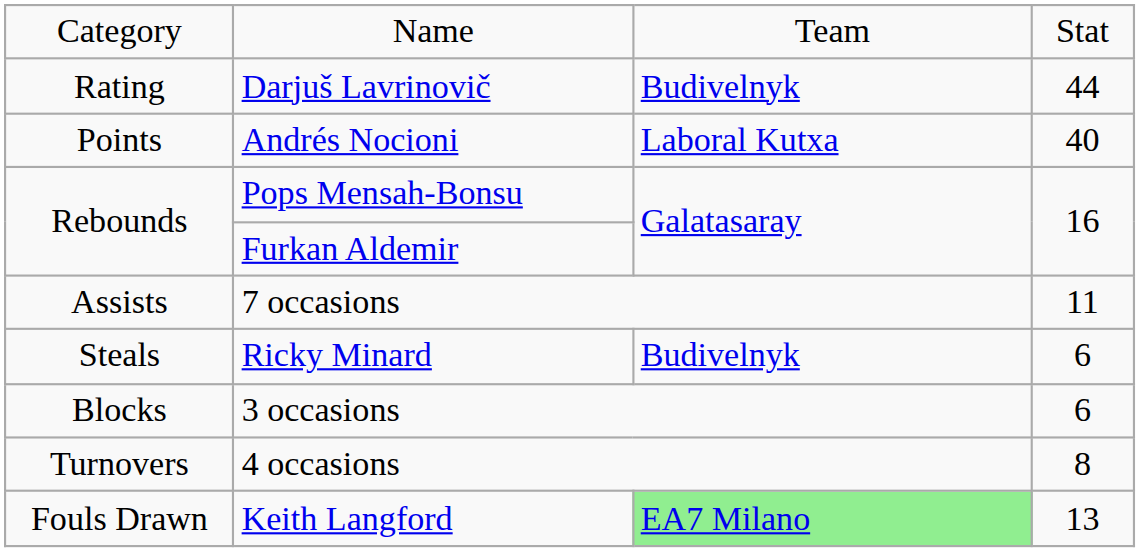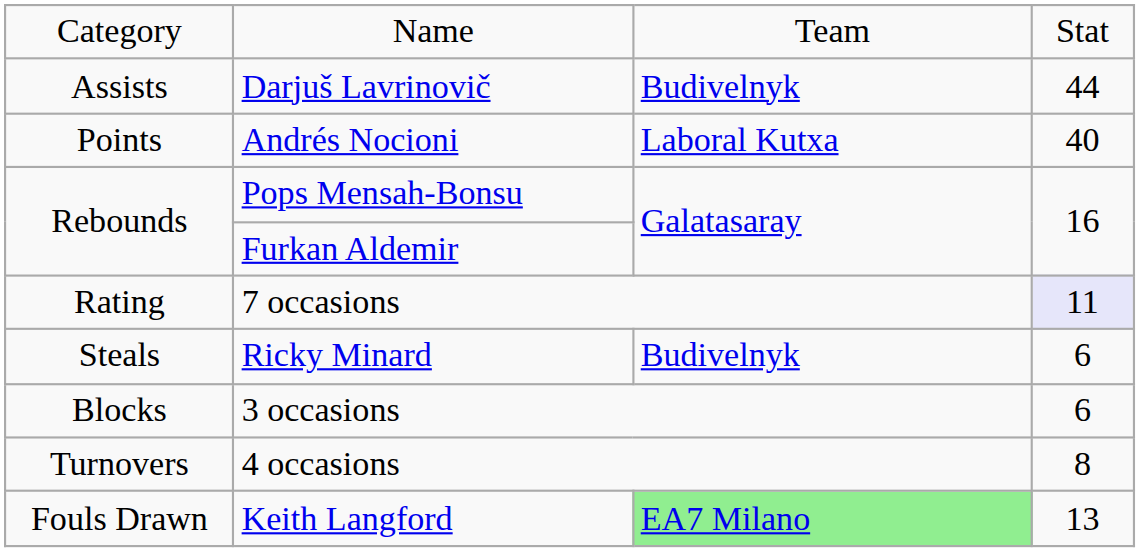(119, 85) Rating -> (119, 85) Assists
(119, 301) Assists -> (119, 301) Rating
(1082, 301) no background -> (1082, 301) lavender background
